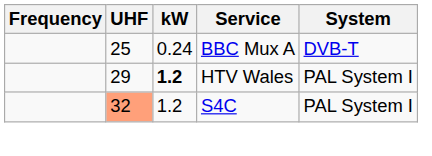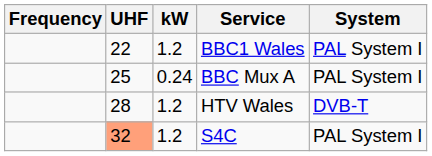+ row: (253, 48)
(331, 48) DVB-T -> (368, 77) PAL System I
(121, 77) 29 -> (121, 106) 28
(169, 77) bold -> (169, 106) normal
(358, 77) PAL System I -> (341, 106) DVB-T
